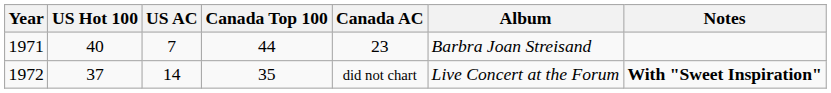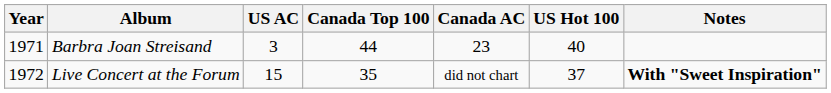columns swapped: (95, 18) <-> (525, 18)
(172, 46) 7 -> (273, 46) 3
(172, 74) 14 -> (273, 74) 15
